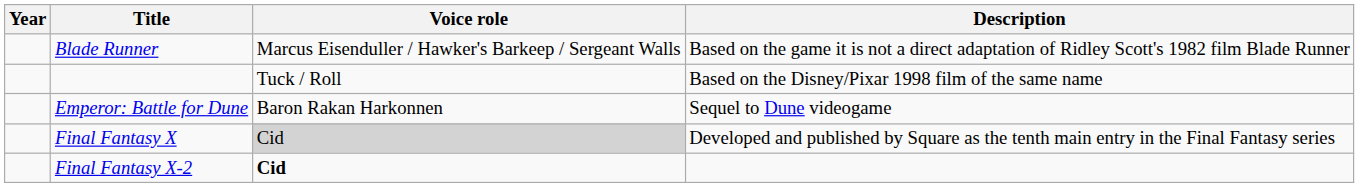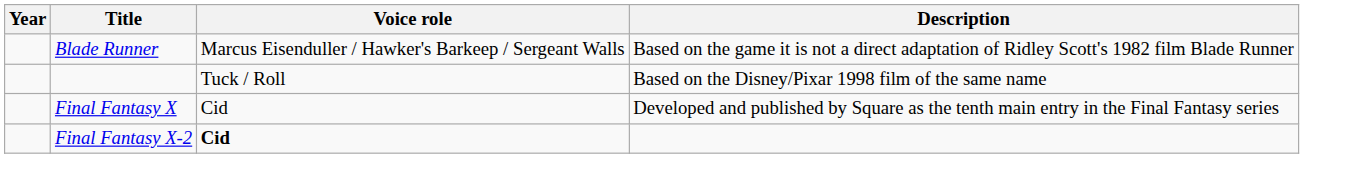- row: (152, 108)
(270, 138) lightgrey background -> (214, 108) no background
